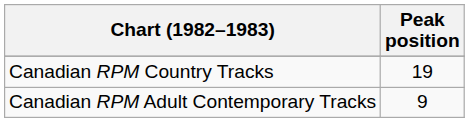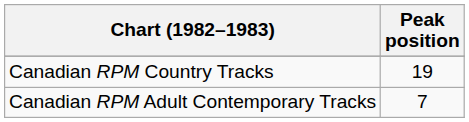(422, 102) 9 -> (422, 102) 7
